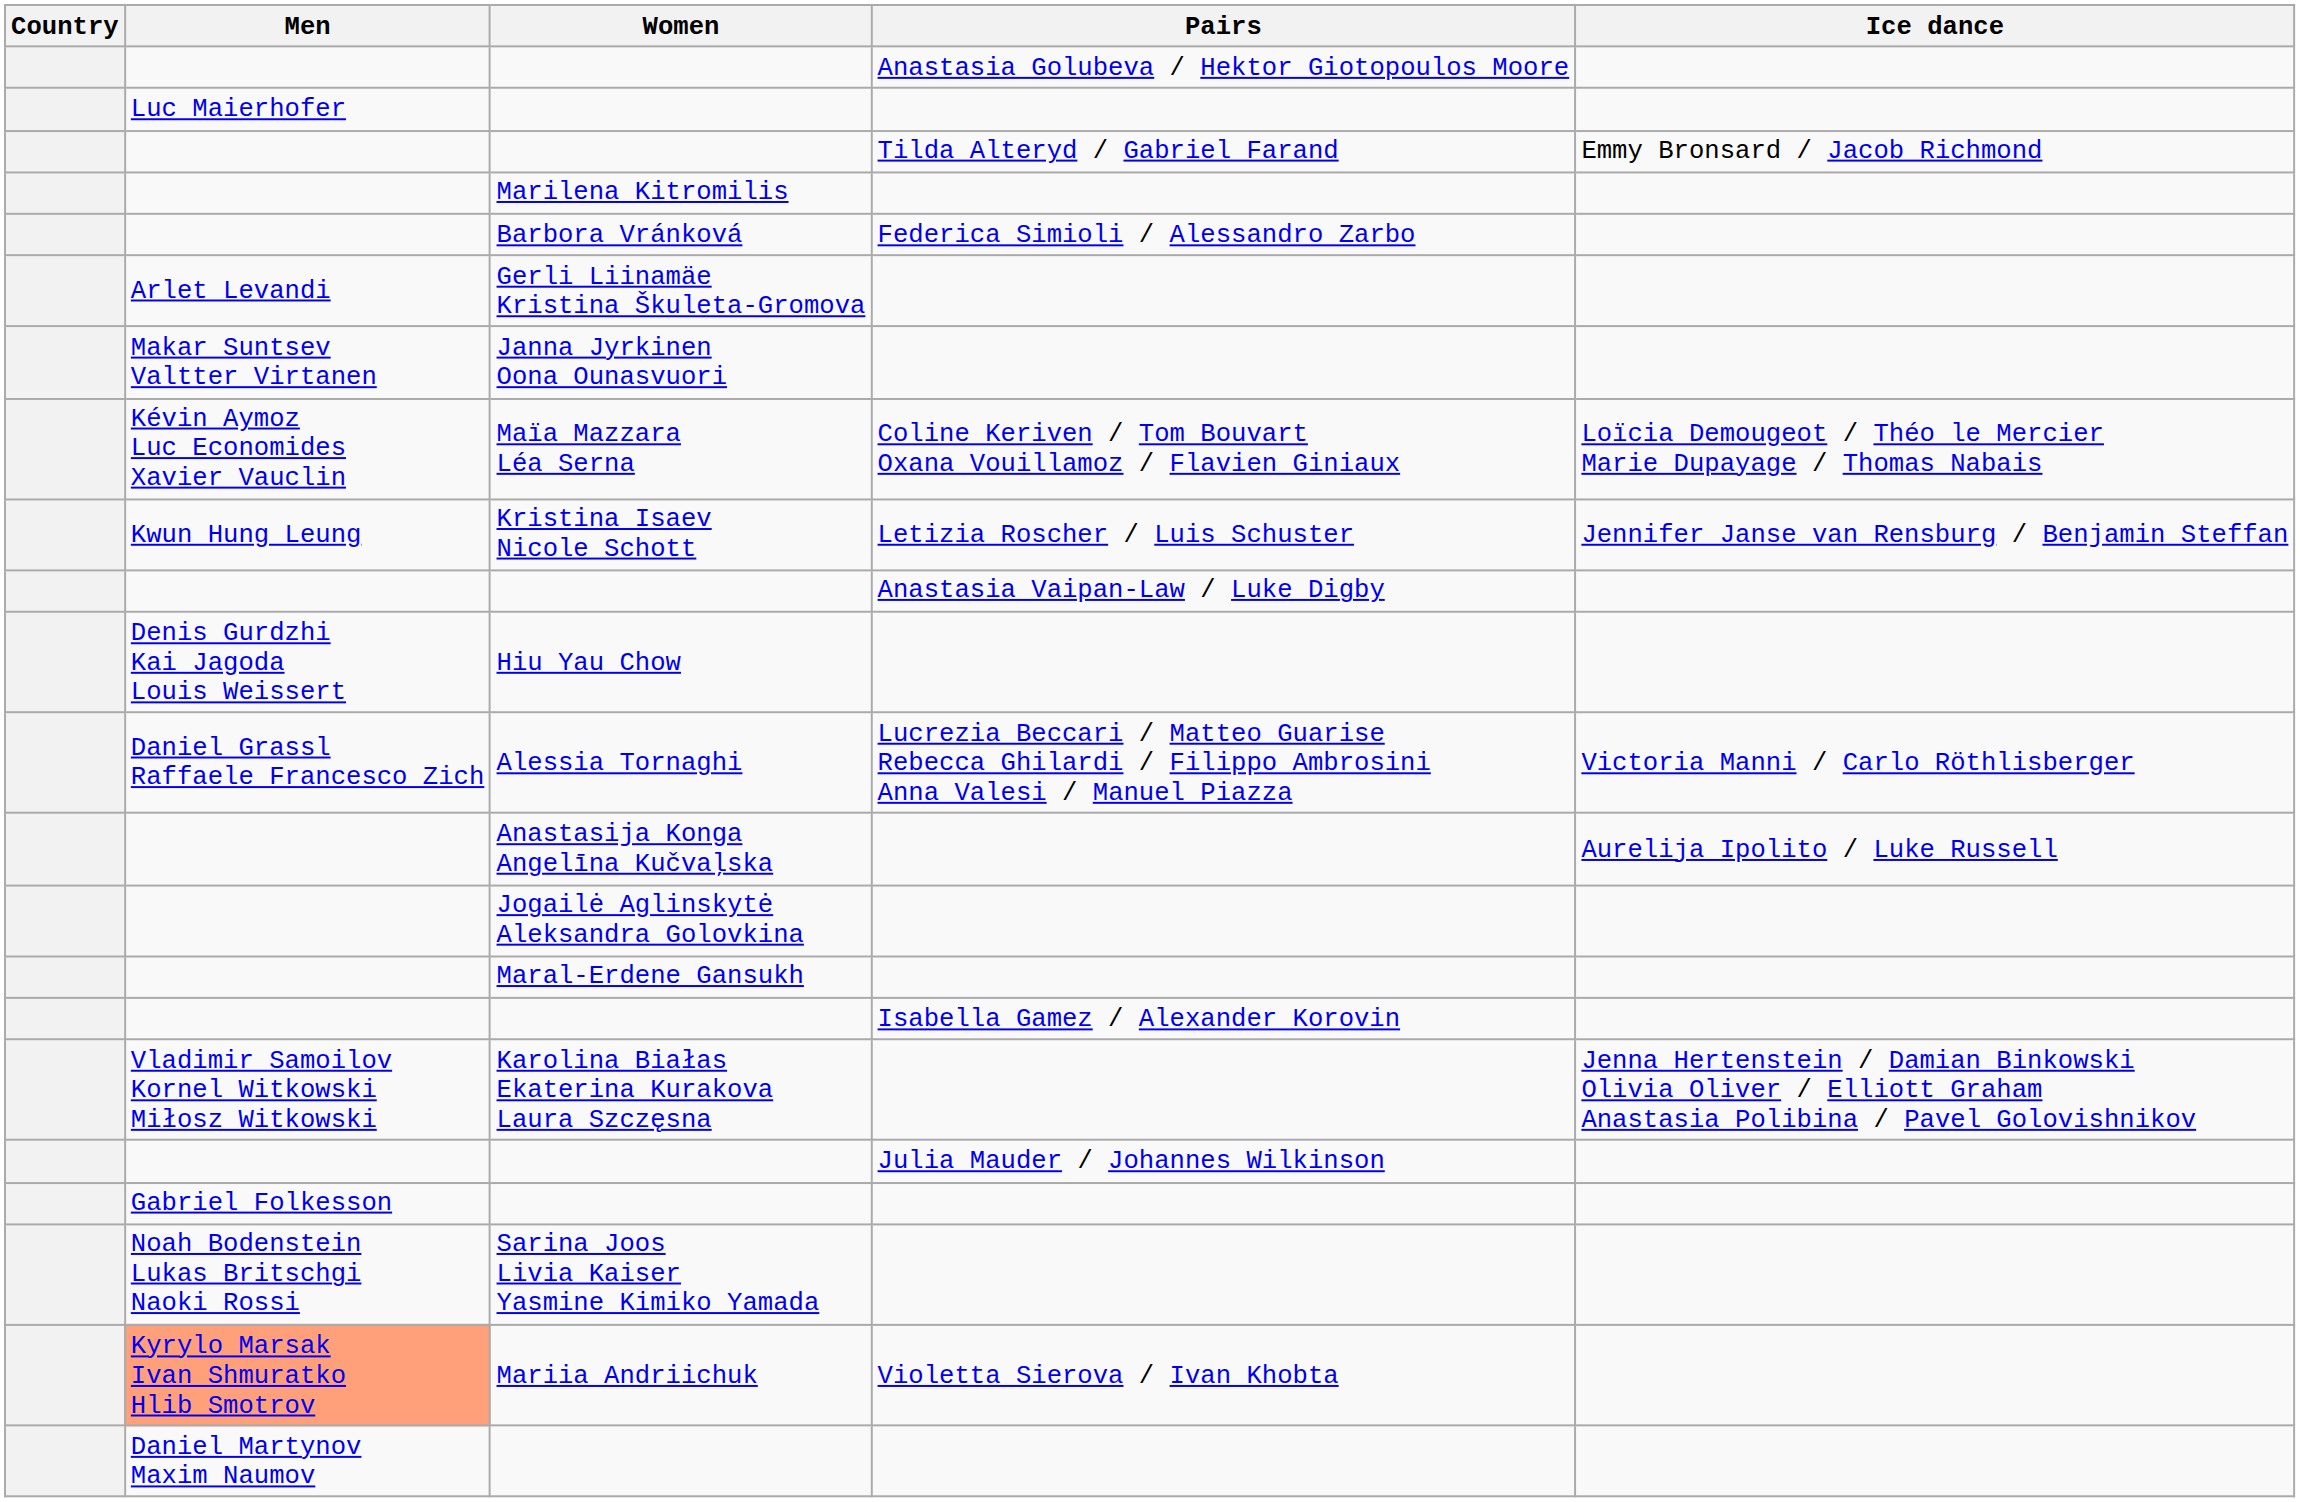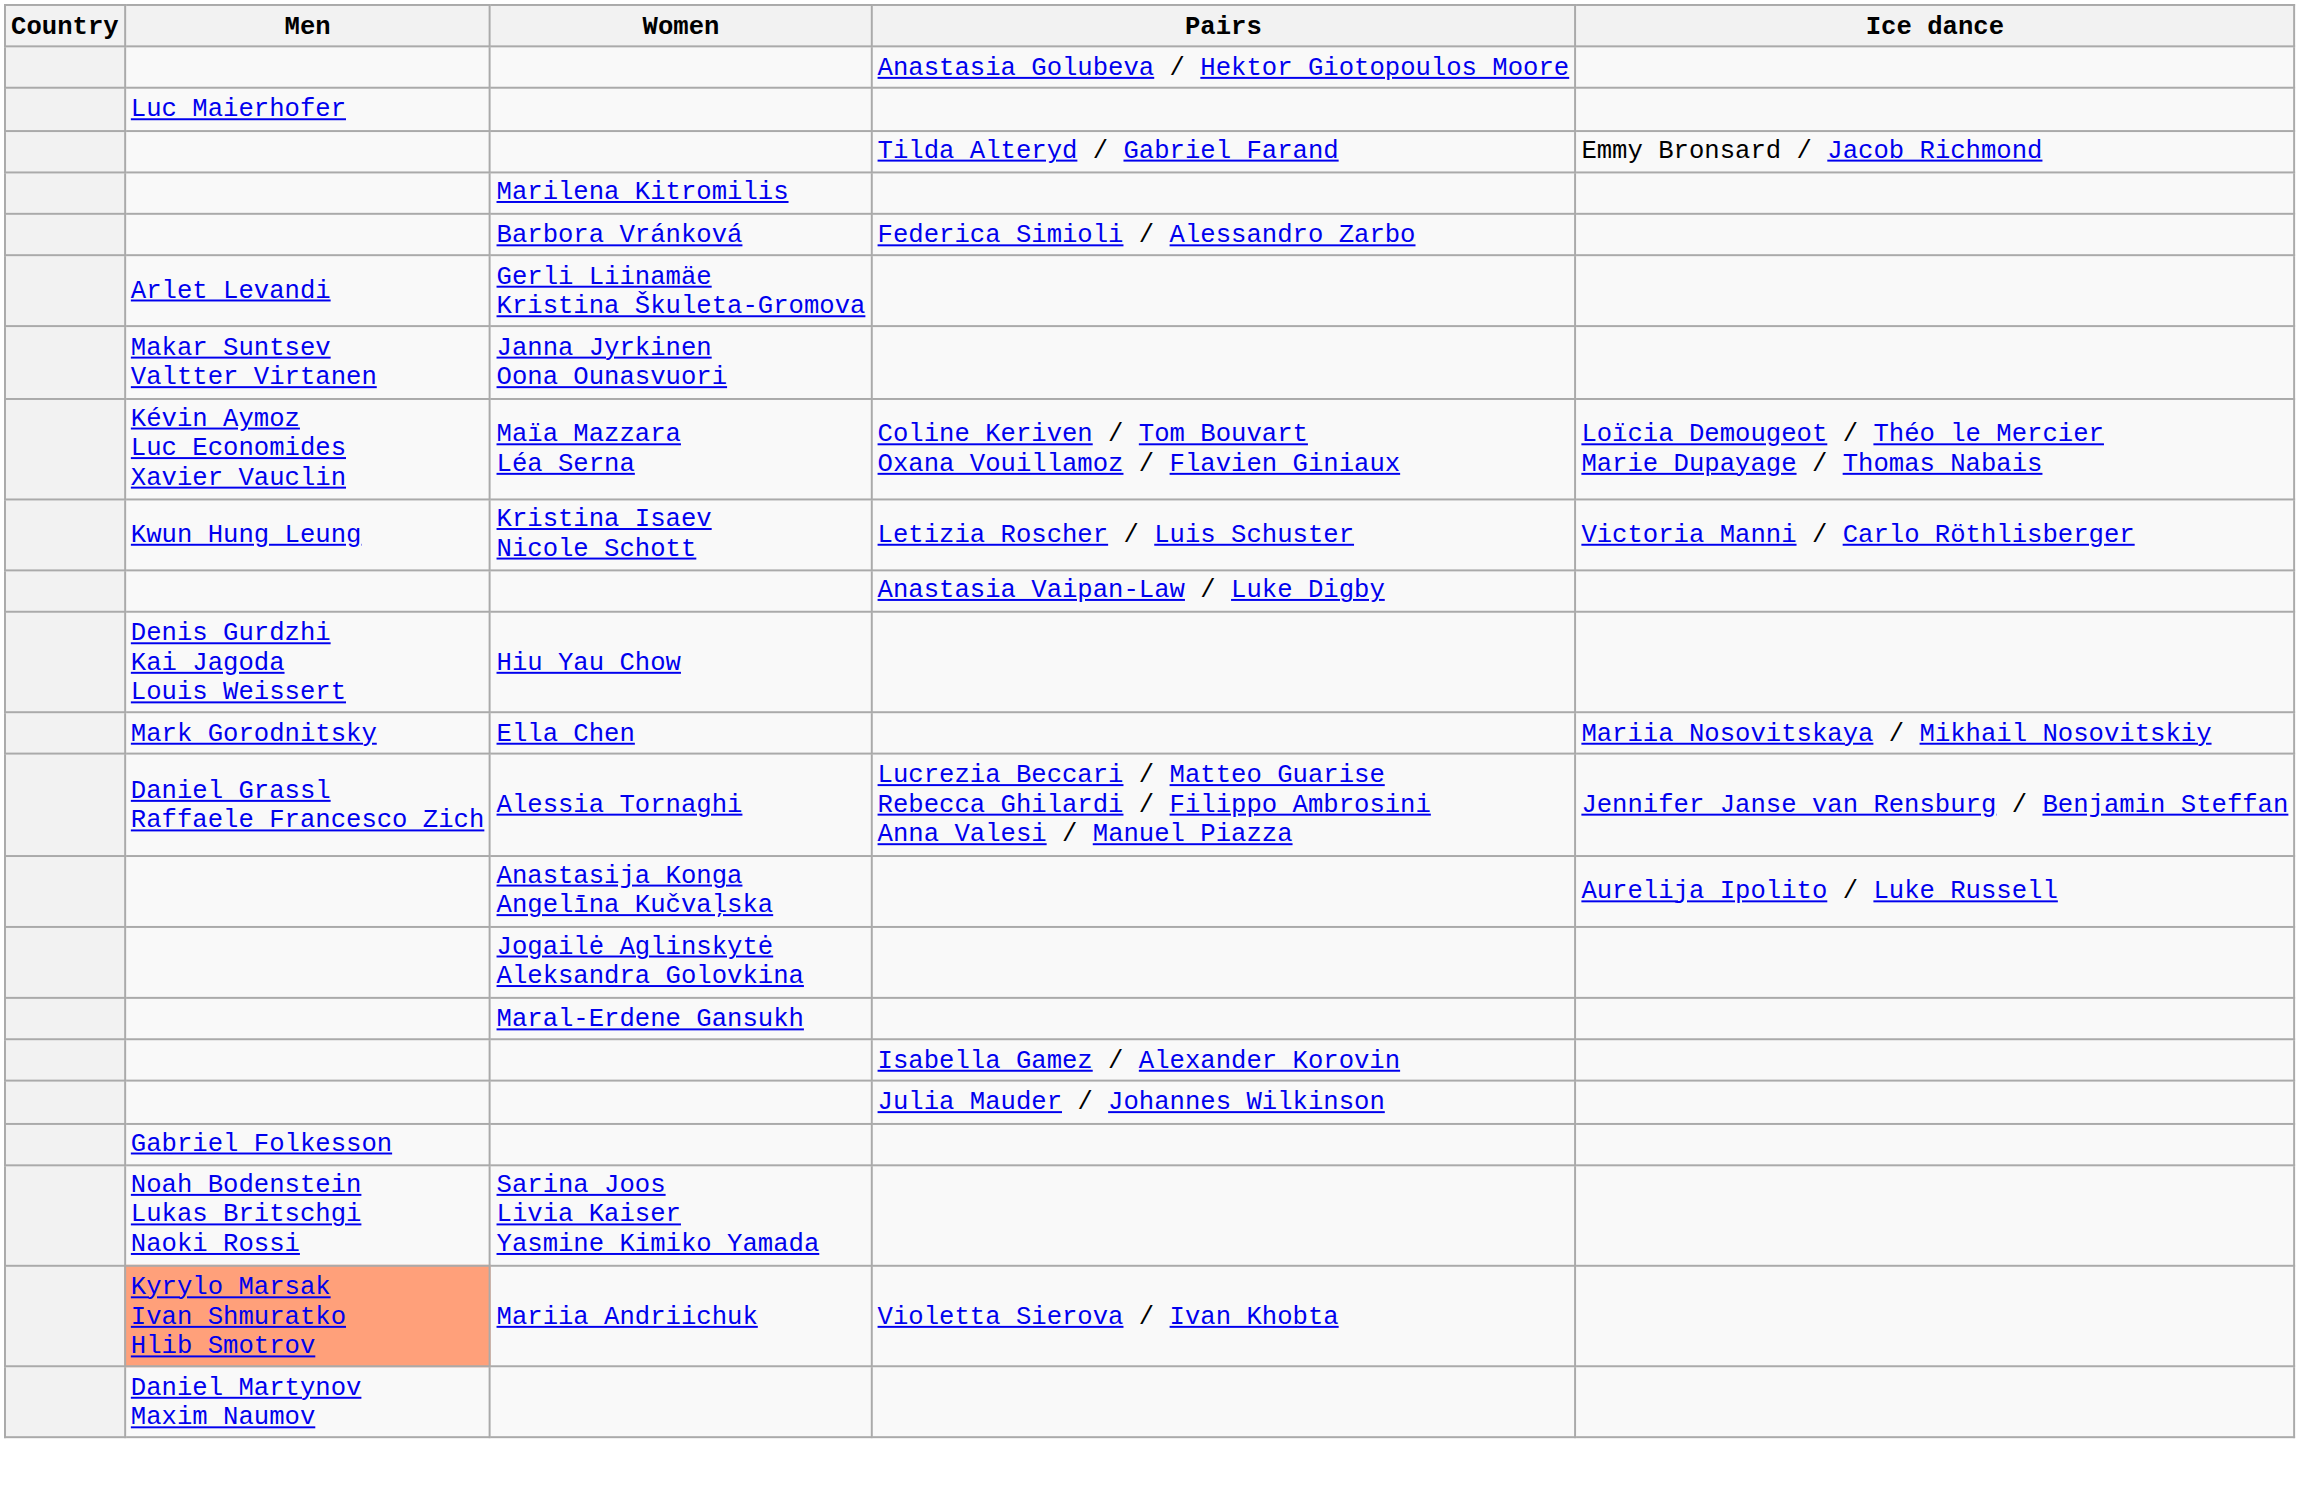(1935, 534) Jennifer Janse van Rensburg / Benjamin Steffan -> (1858, 534) Victoria Manni / Carlo Röthlisberger
+ row: (566, 734)
(1858, 763) Victoria Manni / Carlo Röthlisberger -> (1935, 805) Jennifer Janse van Rensburg / Benjamin Steffan
- row: (635, 1090)
